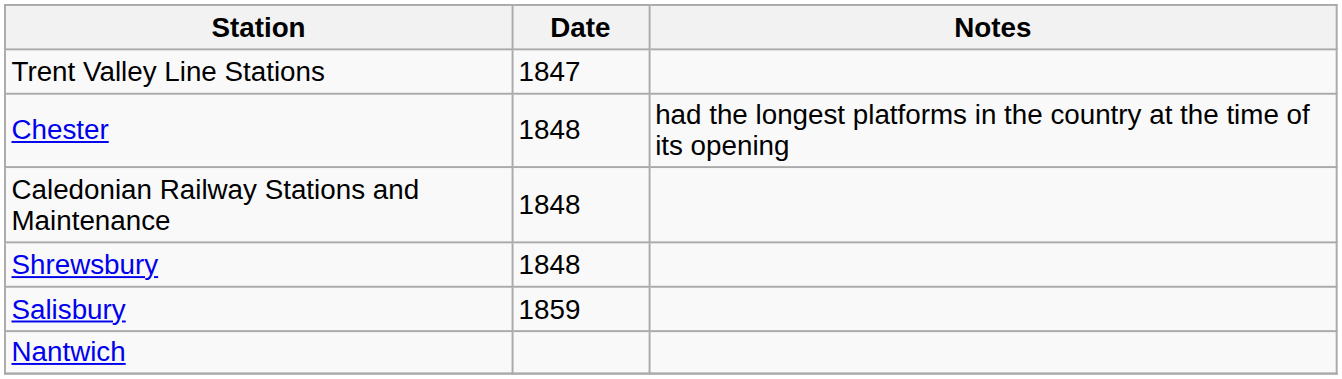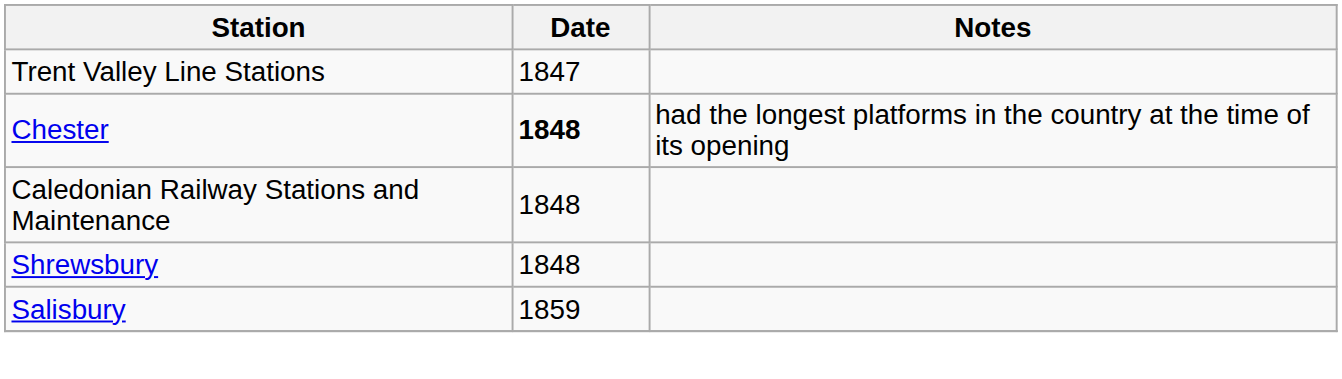(549, 131) normal -> (549, 131) bold
- row: (69, 353)
